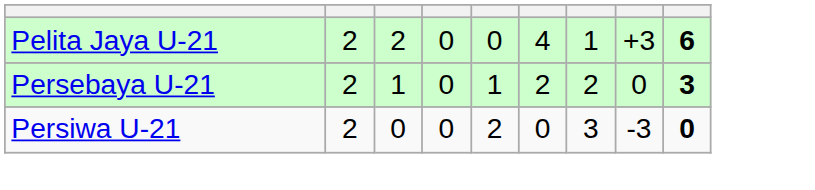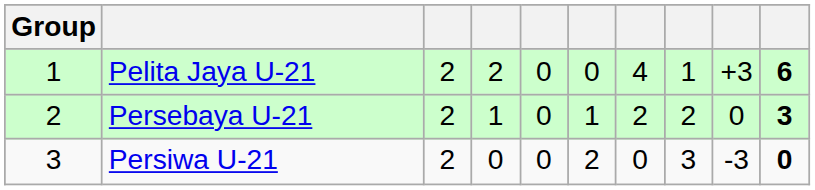+ column: (54, 26)
